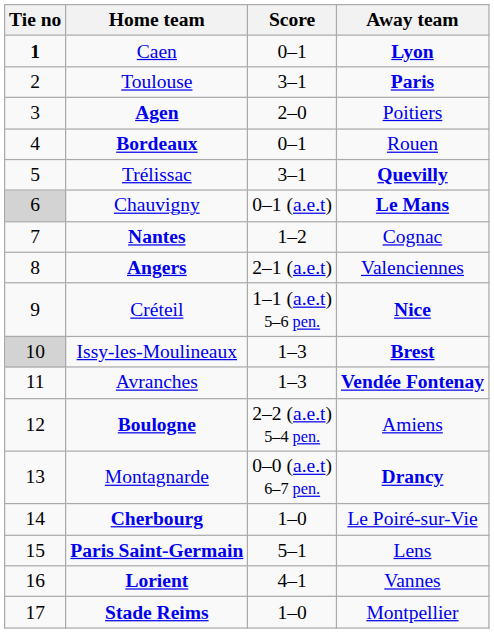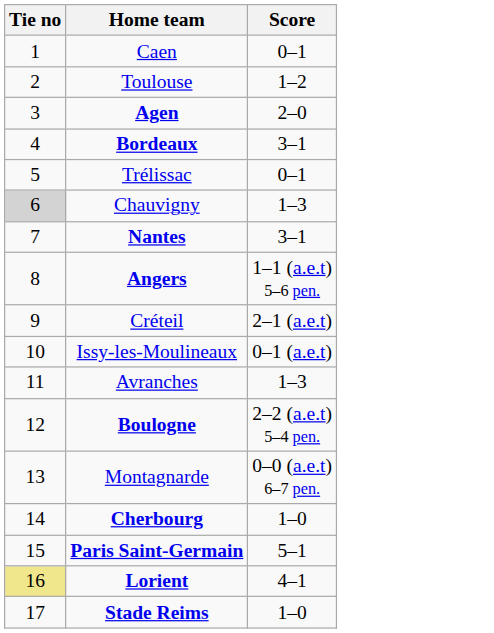- column: (412, 19)
(35, 50) bold -> (35, 50) normal
(292, 81) 3–1 -> (292, 81) 1–2
(292, 143) 0–1 -> (292, 143) 3–1
(292, 174) 3–1 -> (292, 174) 0–1
(292, 205) 0–1 (a.e.t) -> (292, 205) 1–3
(292, 236) 1–2 -> (292, 236) 3–1
(292, 267) 2–1 (a.e.t) -> (292, 278) 1–1 (a.e.t) 5–6 pen.
(292, 309) 1–1 (a.e.t) 5–6 pen. -> (292, 320) 2–1 (a.e.t)
(35, 351) lightgrey background -> (35, 351) no background
(292, 351) 1–3 -> (292, 351) 0–1 (a.e.t)
(35, 581) no background -> (35, 581) khaki background
